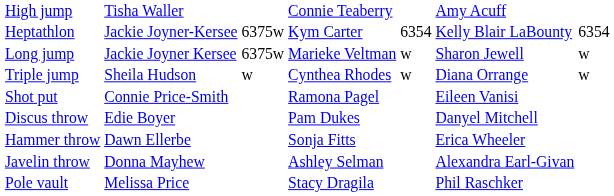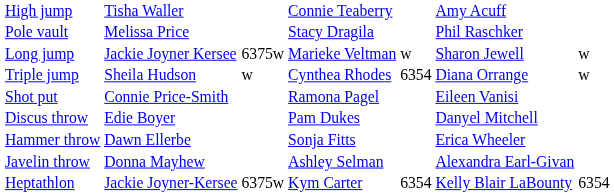rows swapped: (37, 183) <-> (40, 32)
(406, 75) w -> (416, 75) 6354
